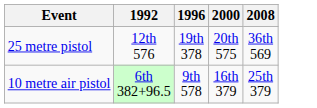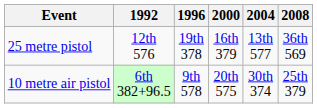+ column: (261, 15)
(226, 45) 20th 575 -> (226, 45) 16th 379
(226, 84) 16th 379 -> (226, 84) 20th 575
